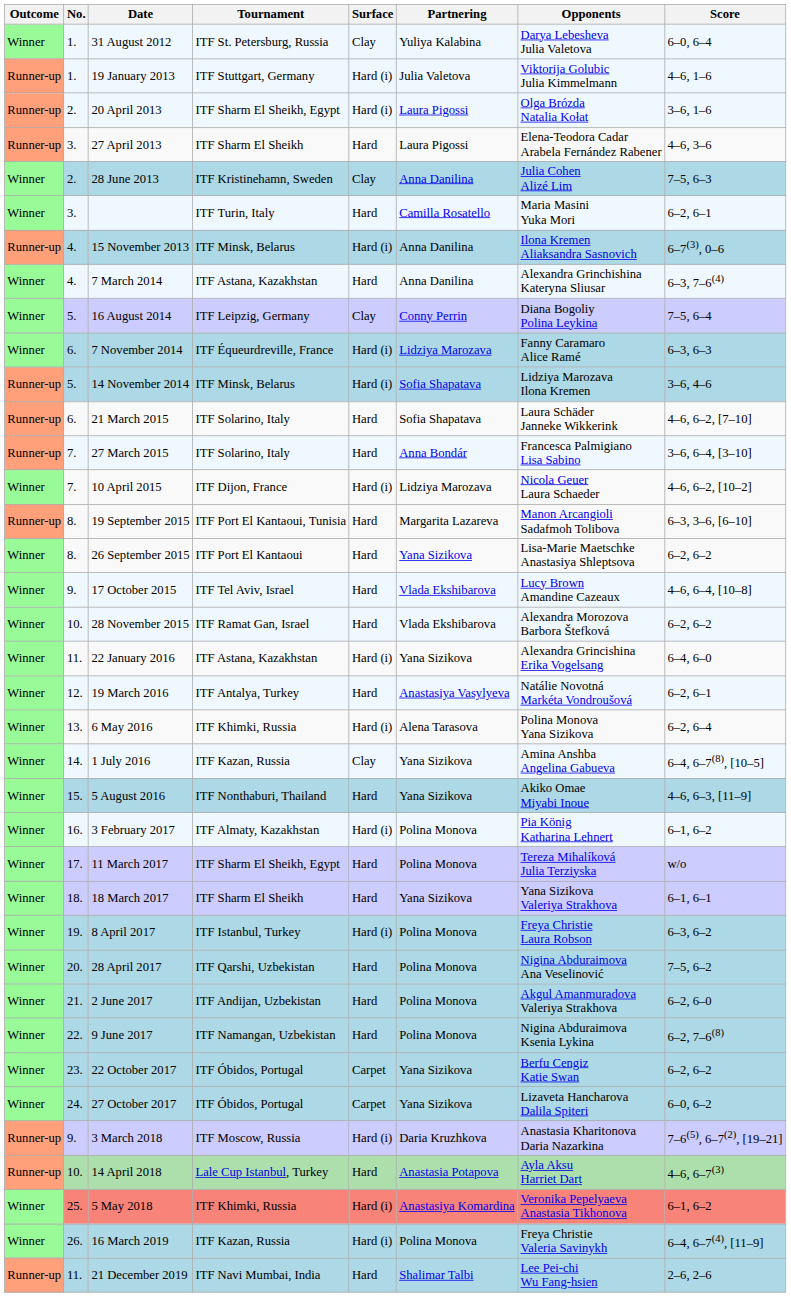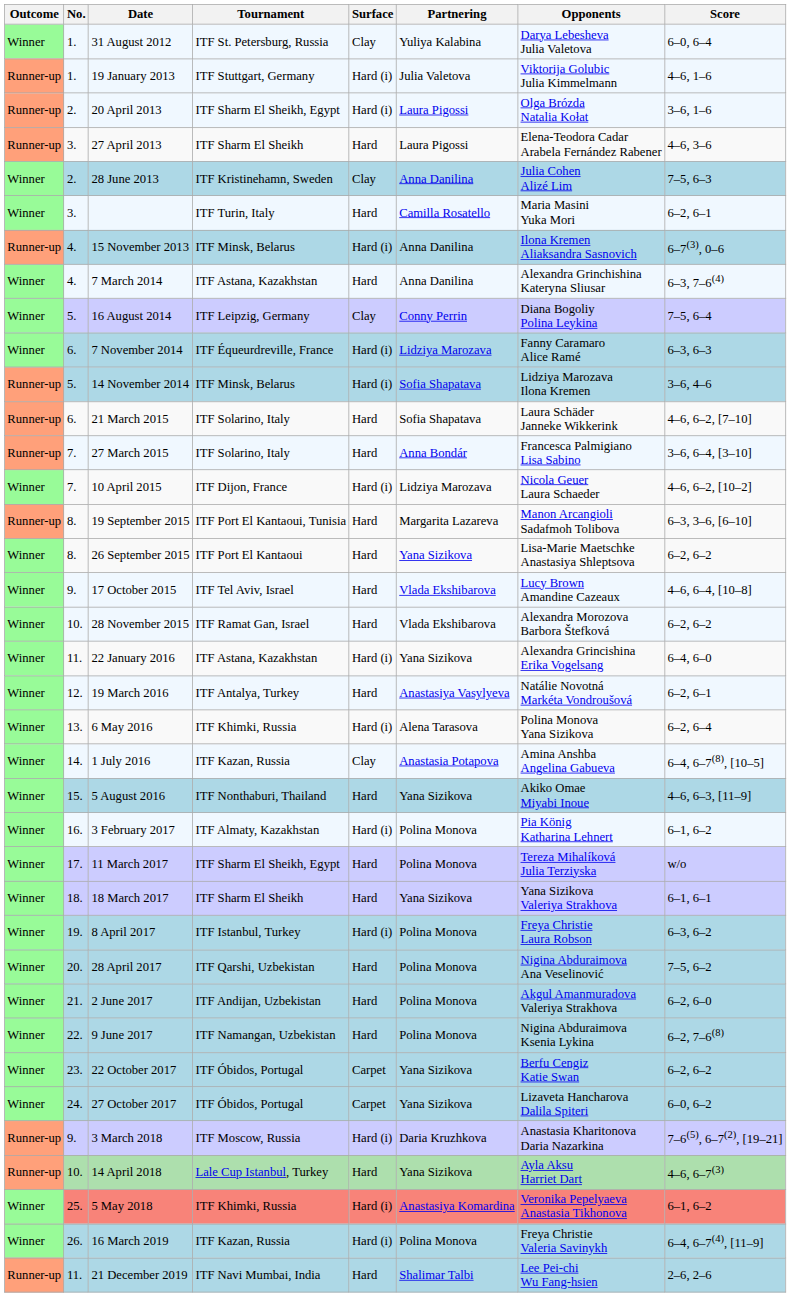(436, 761) Yana Sizikova -> (449, 761) Anastasia Potapova
(449, 1172) Anastasia Potapova -> (436, 1172) Yana Sizikova
